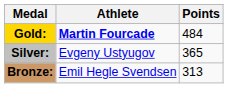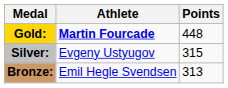(193, 33) 484 -> (193, 33) 448
(193, 53) 365 -> (193, 53) 315
